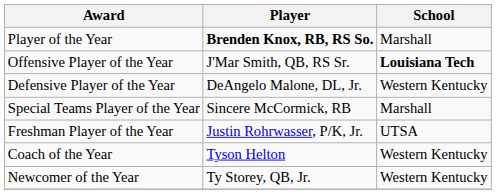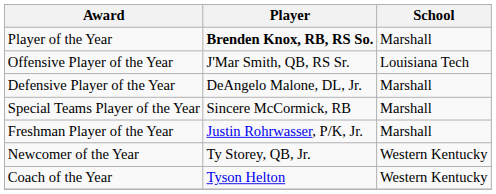(427, 62) bold -> (424, 62) normal
(434, 85) Western Kentucky -> (406, 85) Marshall
(399, 131) UTSA -> (406, 131) Marshall
rows swapped: (73, 177) <-> (60, 154)
